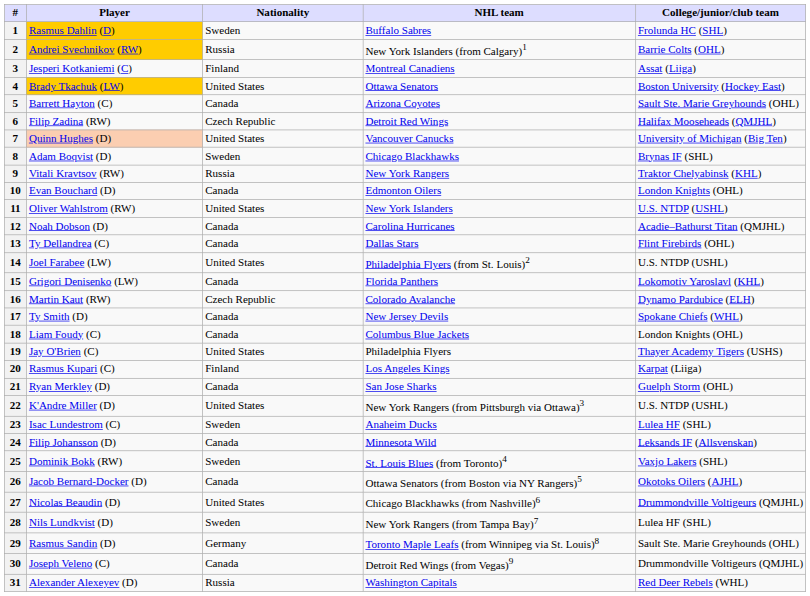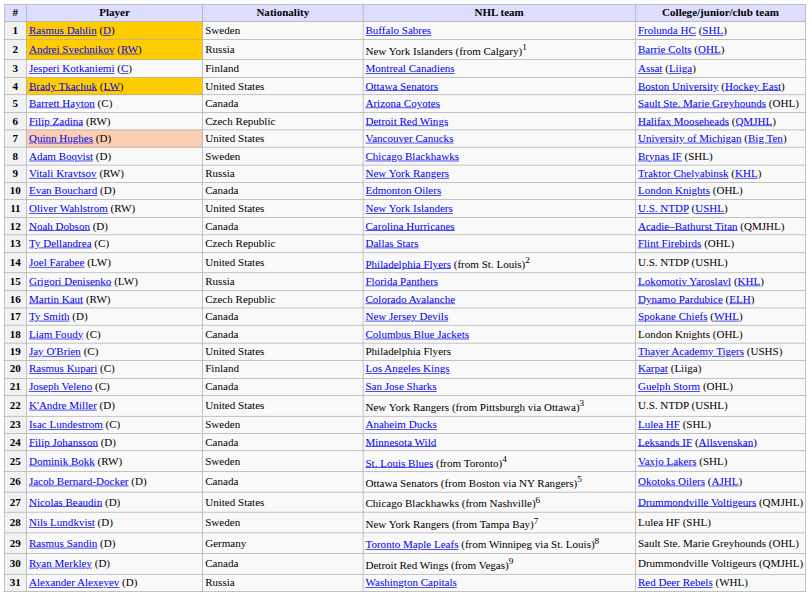(222, 243) Canada -> (240, 243) Czech Republic
(222, 281) Canada -> (220, 281) Russia
(69, 386) Ryan Merkley (D) -> (69, 386) Joseph Veleno (C)
(69, 563) Joseph Veleno (C) -> (69, 563) Ryan Merkley (D)
